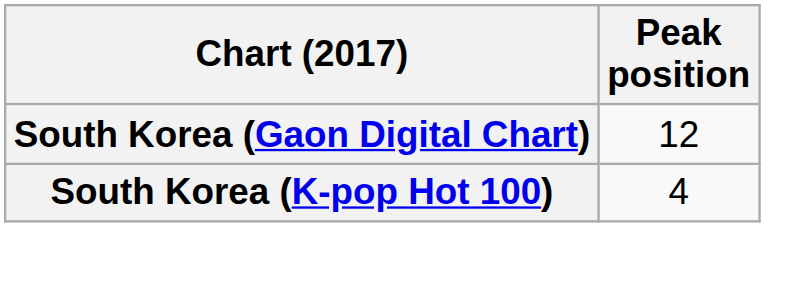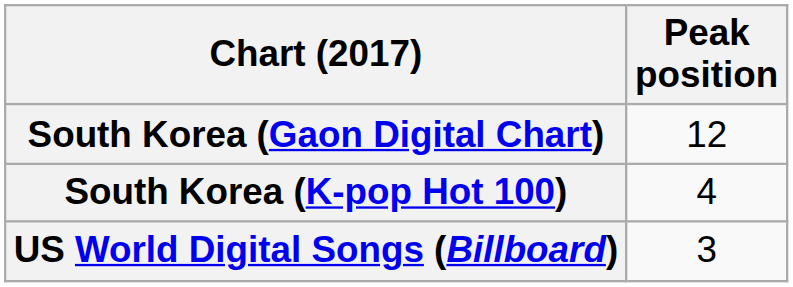+ row: (316, 250)
